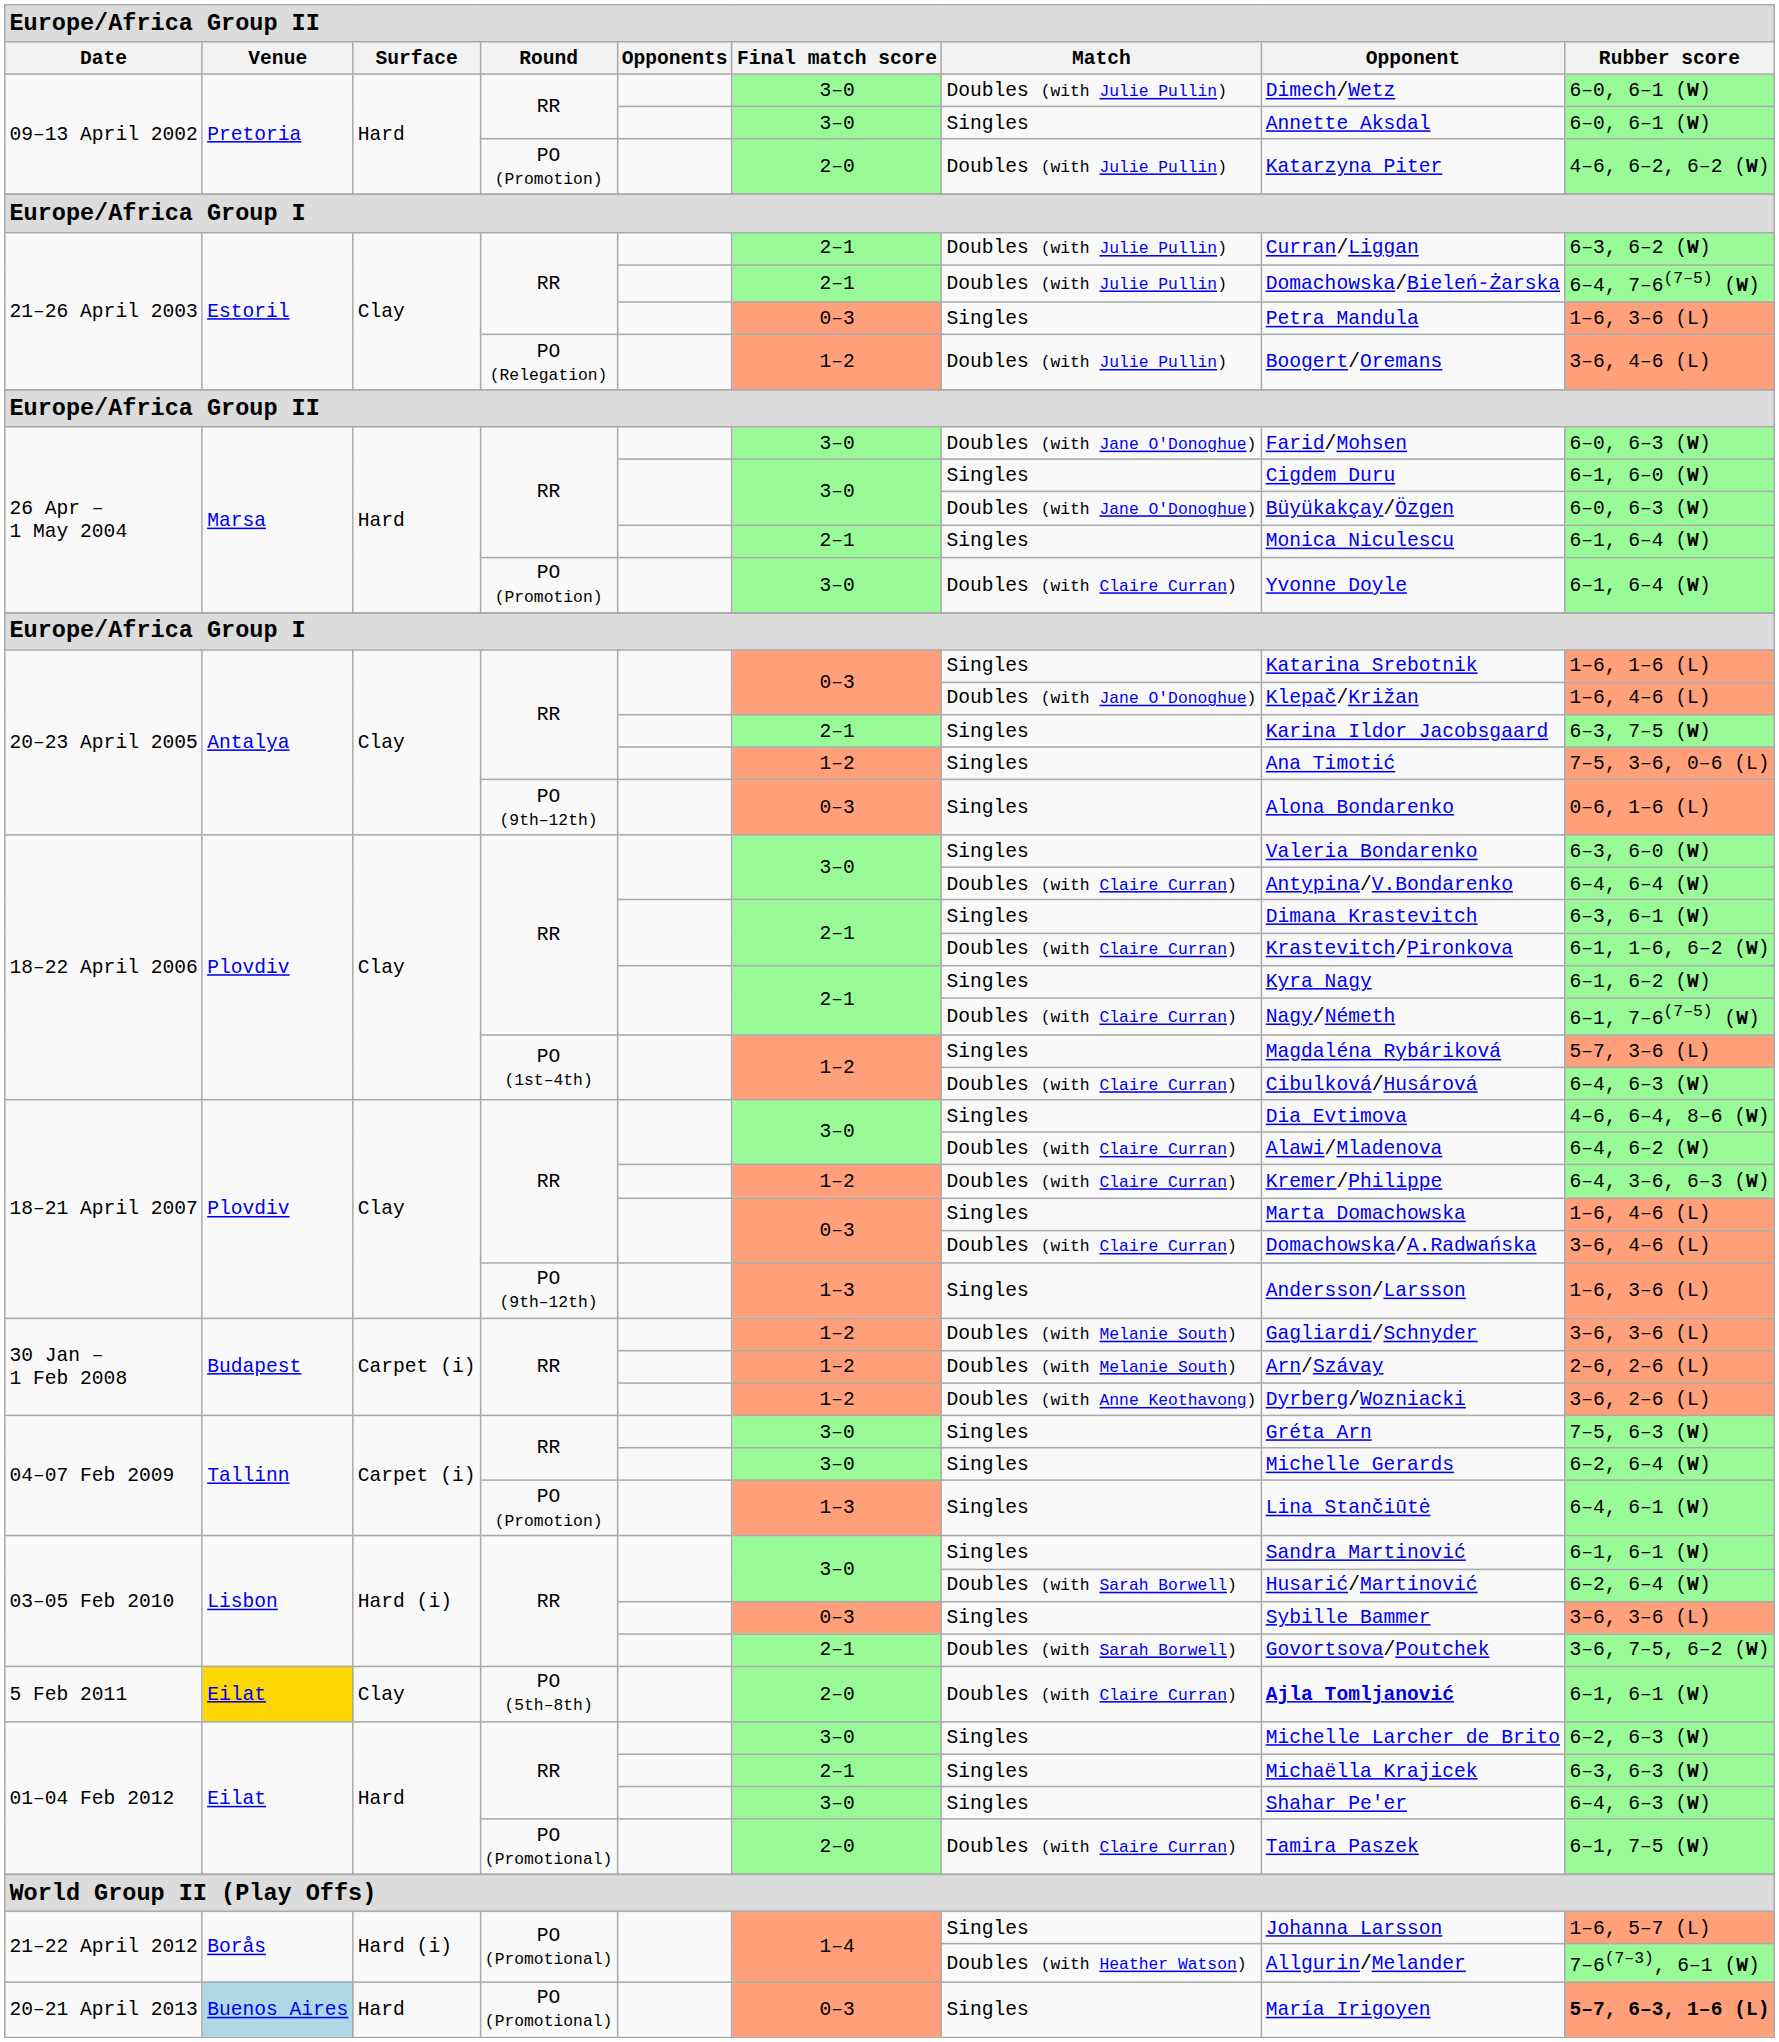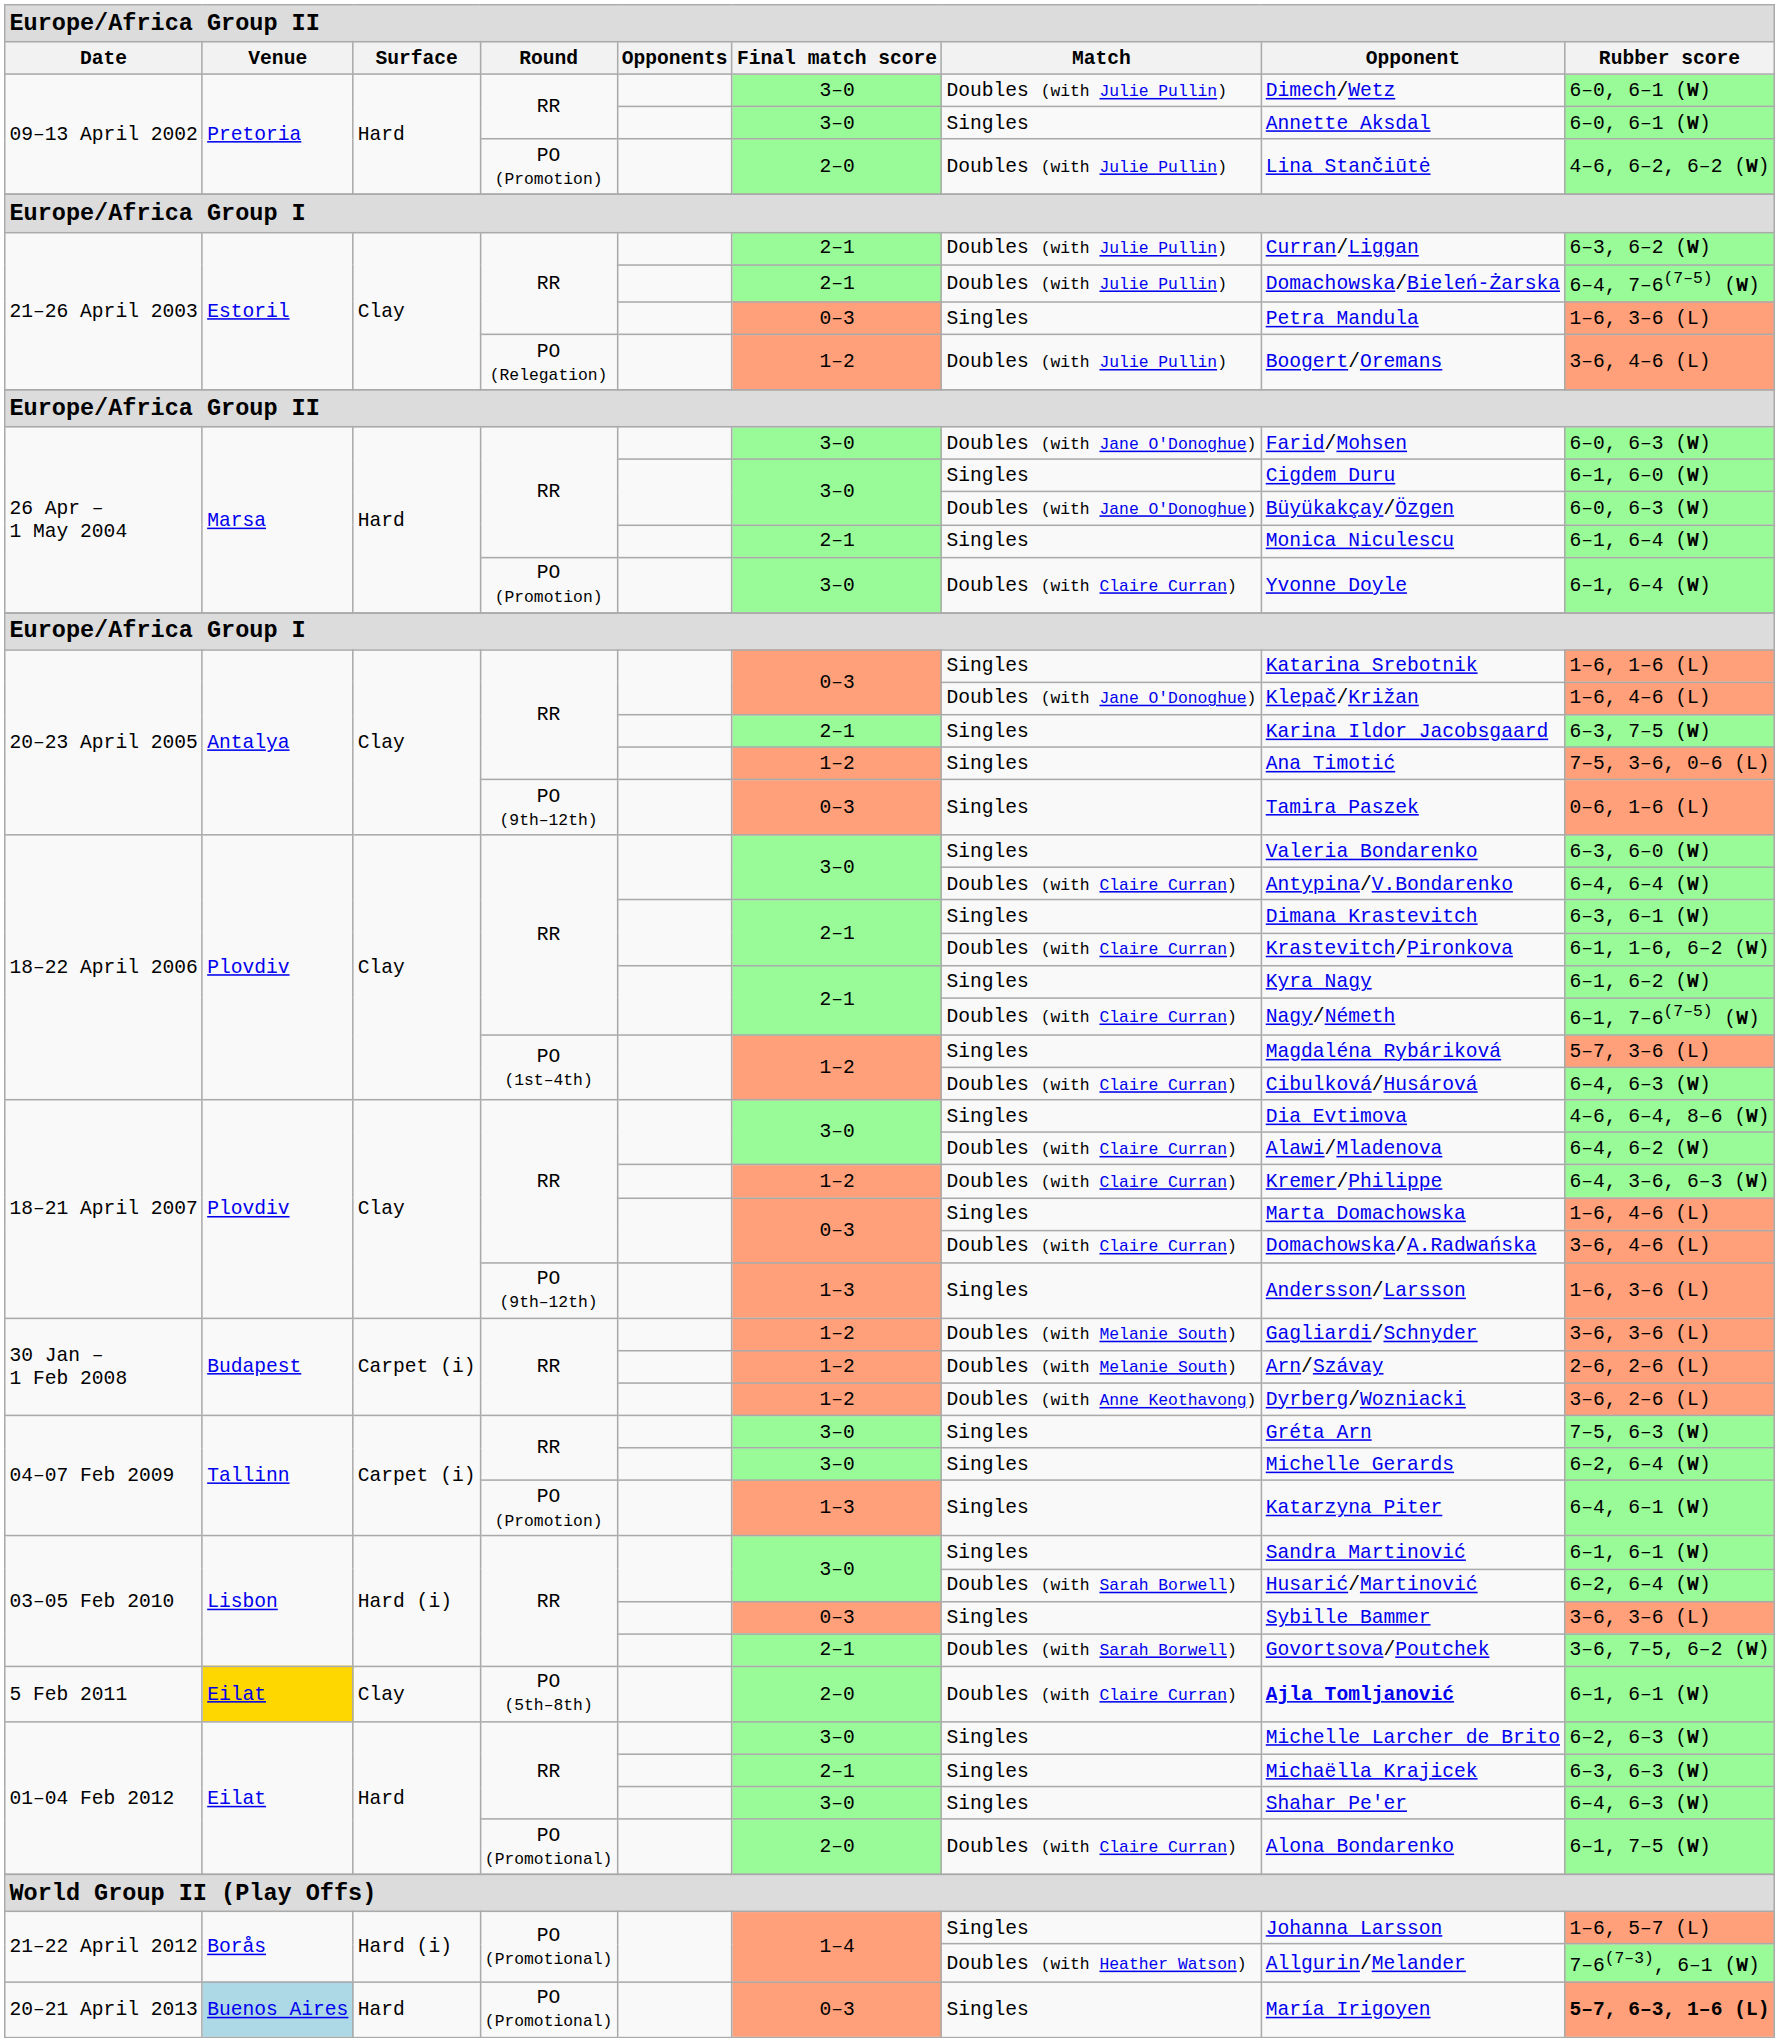(1354, 167) Katarzyna Piter -> (1348, 167) Lina Stančiūtė
(1360, 807) Alona Bondarenko -> (1342, 807) Tamira Paszek
(1348, 1508) Lina Stančiūtė -> (1354, 1508) Katarzyna Piter
(1342, 1847) Tamira Paszek -> (1360, 1847) Alona Bondarenko
